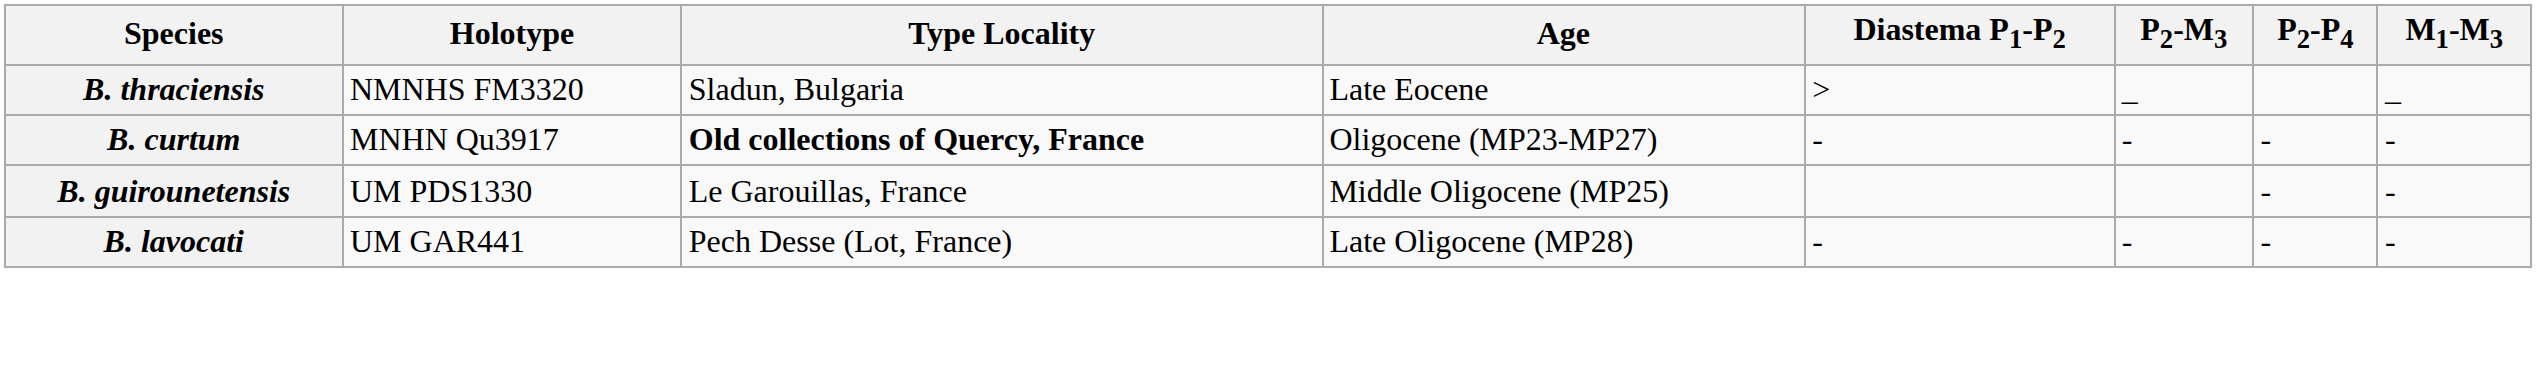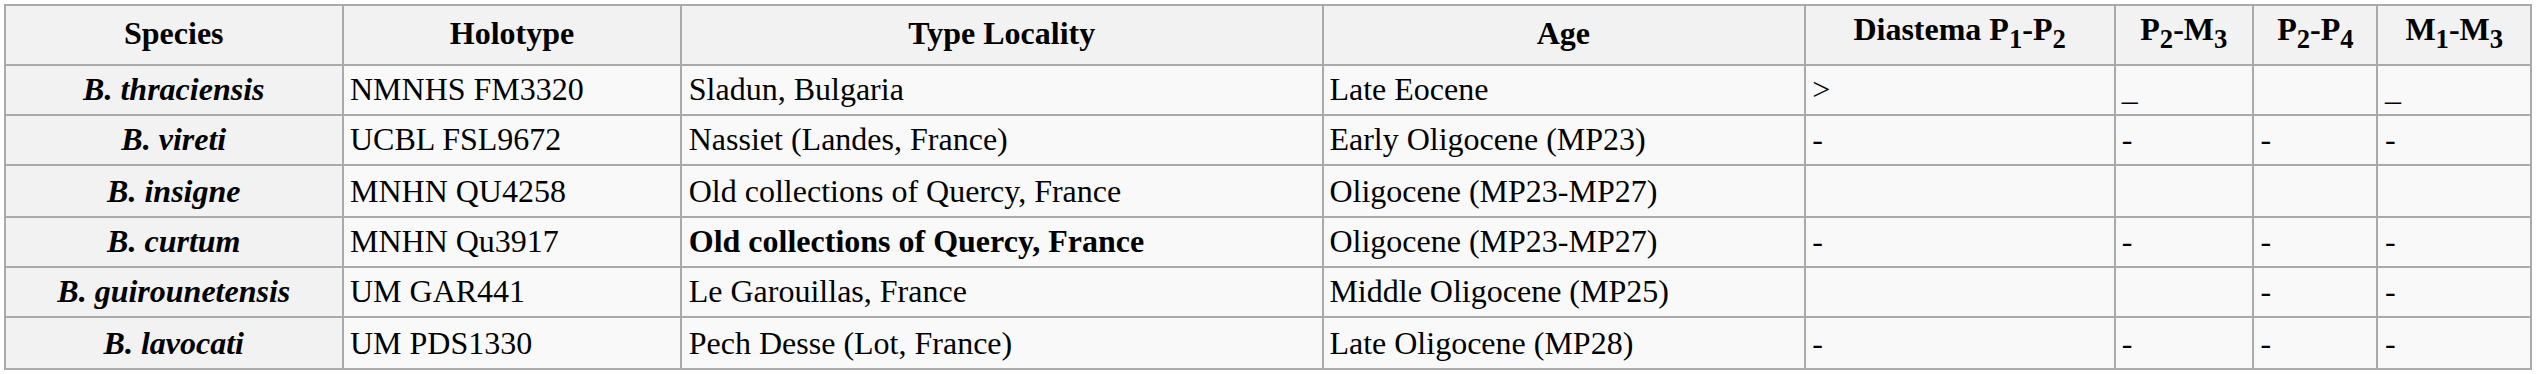+ row: (174, 139)
+ row: (174, 190)
(441, 190) UM PDS1330 -> (438, 292) UM GAR441
(438, 241) UM GAR441 -> (441, 342) UM PDS1330
